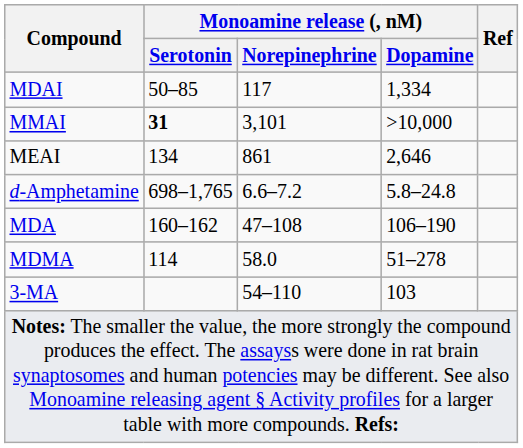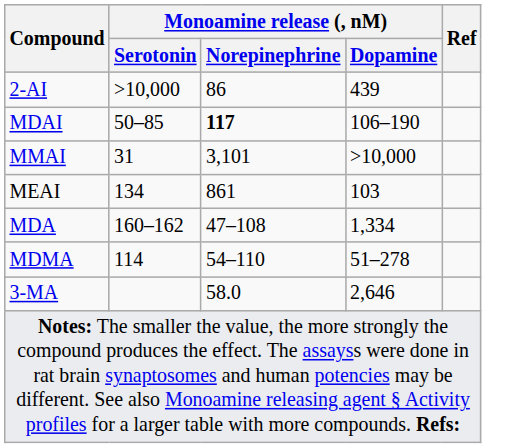+ row: (28, 89)
(257, 89) normal -> (220, 123) bold
(409, 89) 1,334 -> (385, 123) 106–190
(158, 123) bold -> (124, 157) normal
(409, 157) 2,646 -> (365, 191) 103
- row: (74, 191)
(421, 225) 106–190 -> (372, 225) 1,334
(260, 259) 58.0 -> (236, 259) 54–110
(272, 293) 54–110 -> (223, 293) 58.0
(401, 293) 103 -> (372, 293) 2,646
